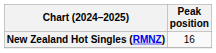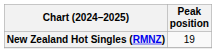(189, 39) 16 -> (189, 39) 19
